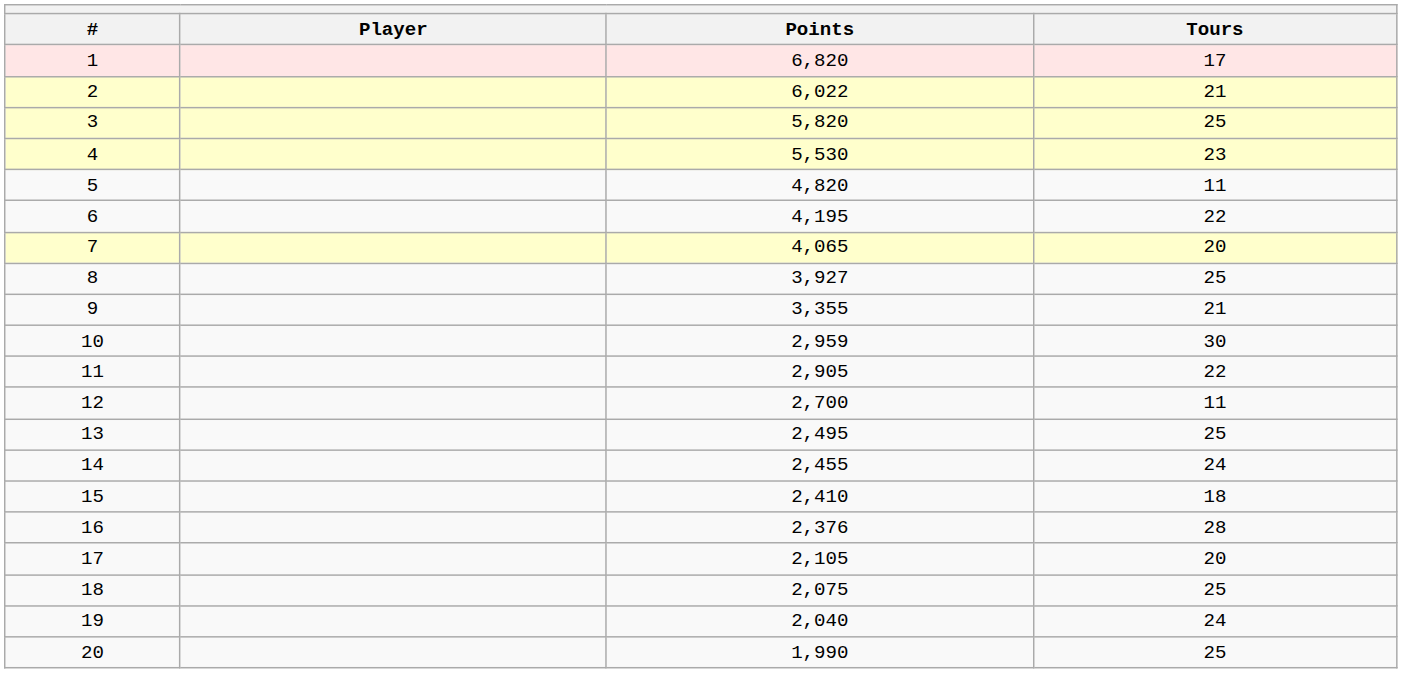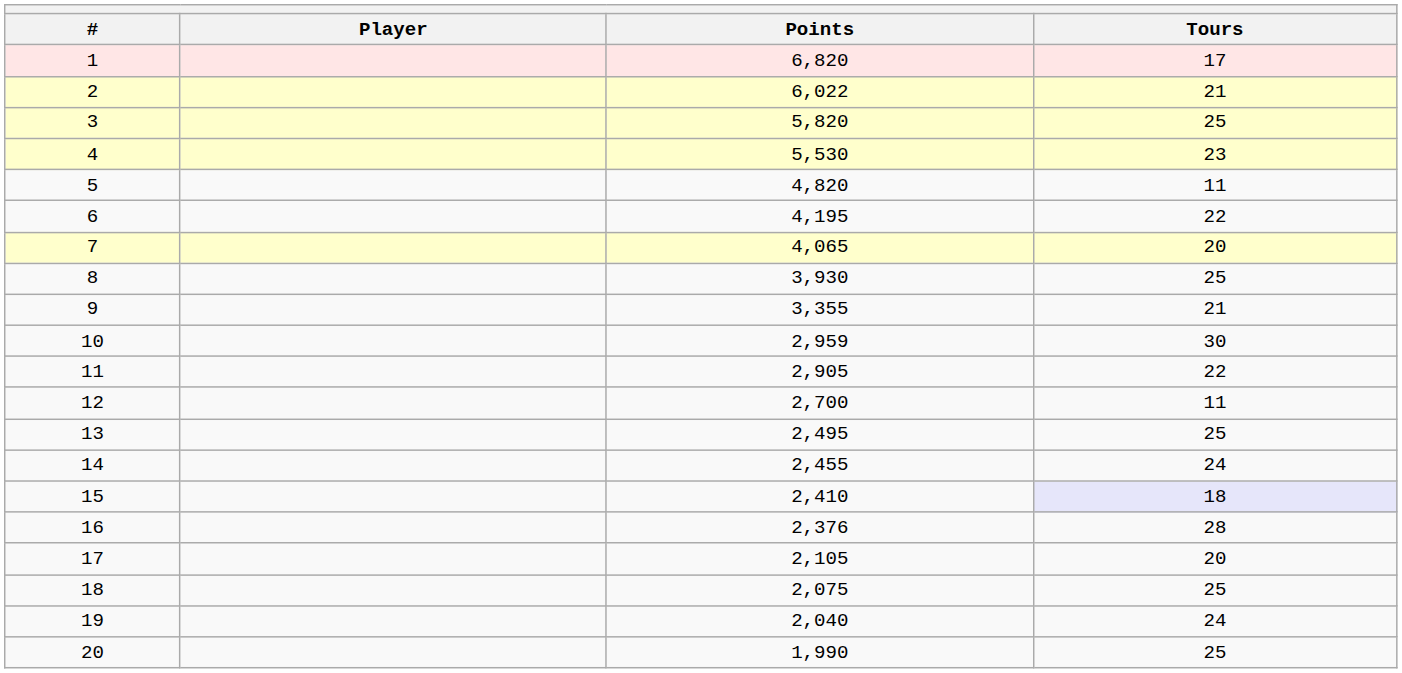(820, 279) 3,927 -> (820, 279) 3,930
(1215, 497) no background -> (1215, 497) lavender background
